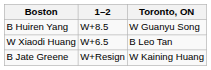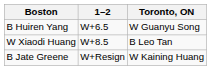(94, 27) W+8.5 -> (94, 27) W+6.5
(94, 42) W+6.5 -> (94, 42) W+8.5
